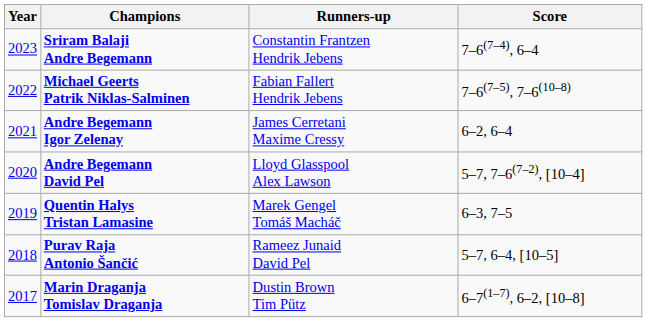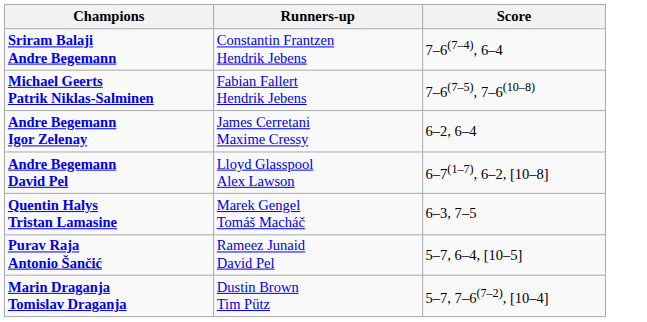- column: (22, 16)
(523, 172) 5–7, 7–6(7–2), [10–4] -> (487, 172) 6–7(1–7), 6–2, [10–8]
(523, 296) 6–7(1–7), 6–2, [10–8] -> (487, 296) 5–7, 7–6(7–2), [10–4]
